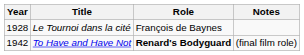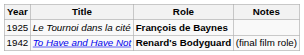(17, 27) 1928 -> (17, 27) 1925
(179, 27) normal -> (182, 27) bold
